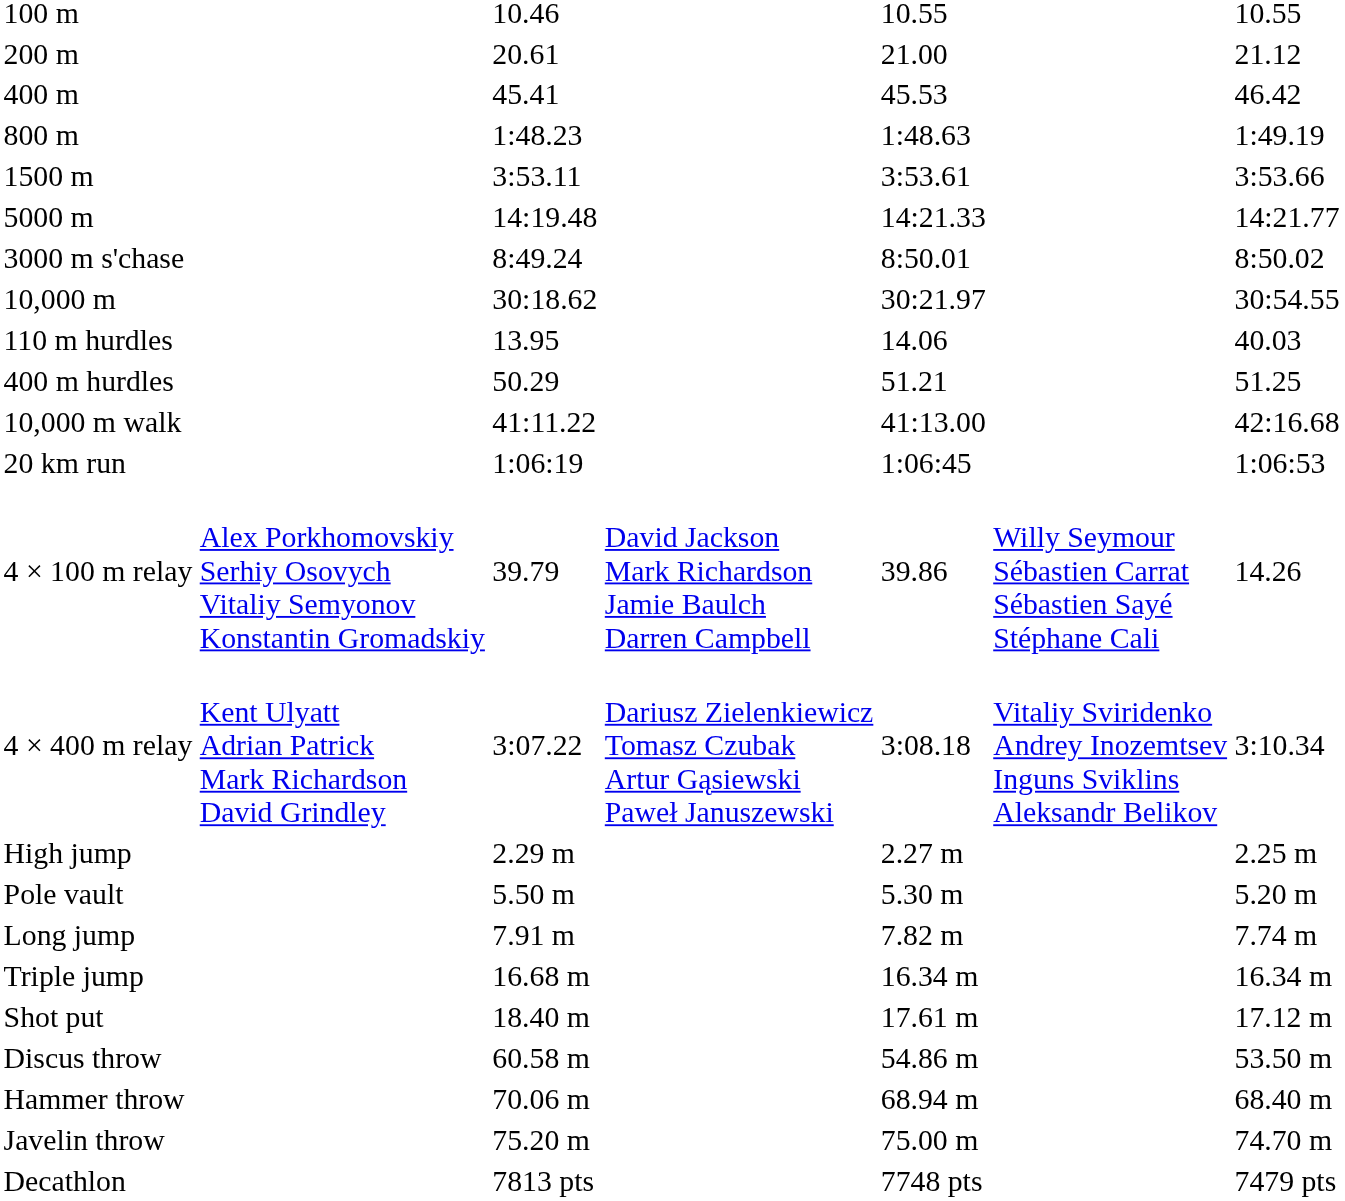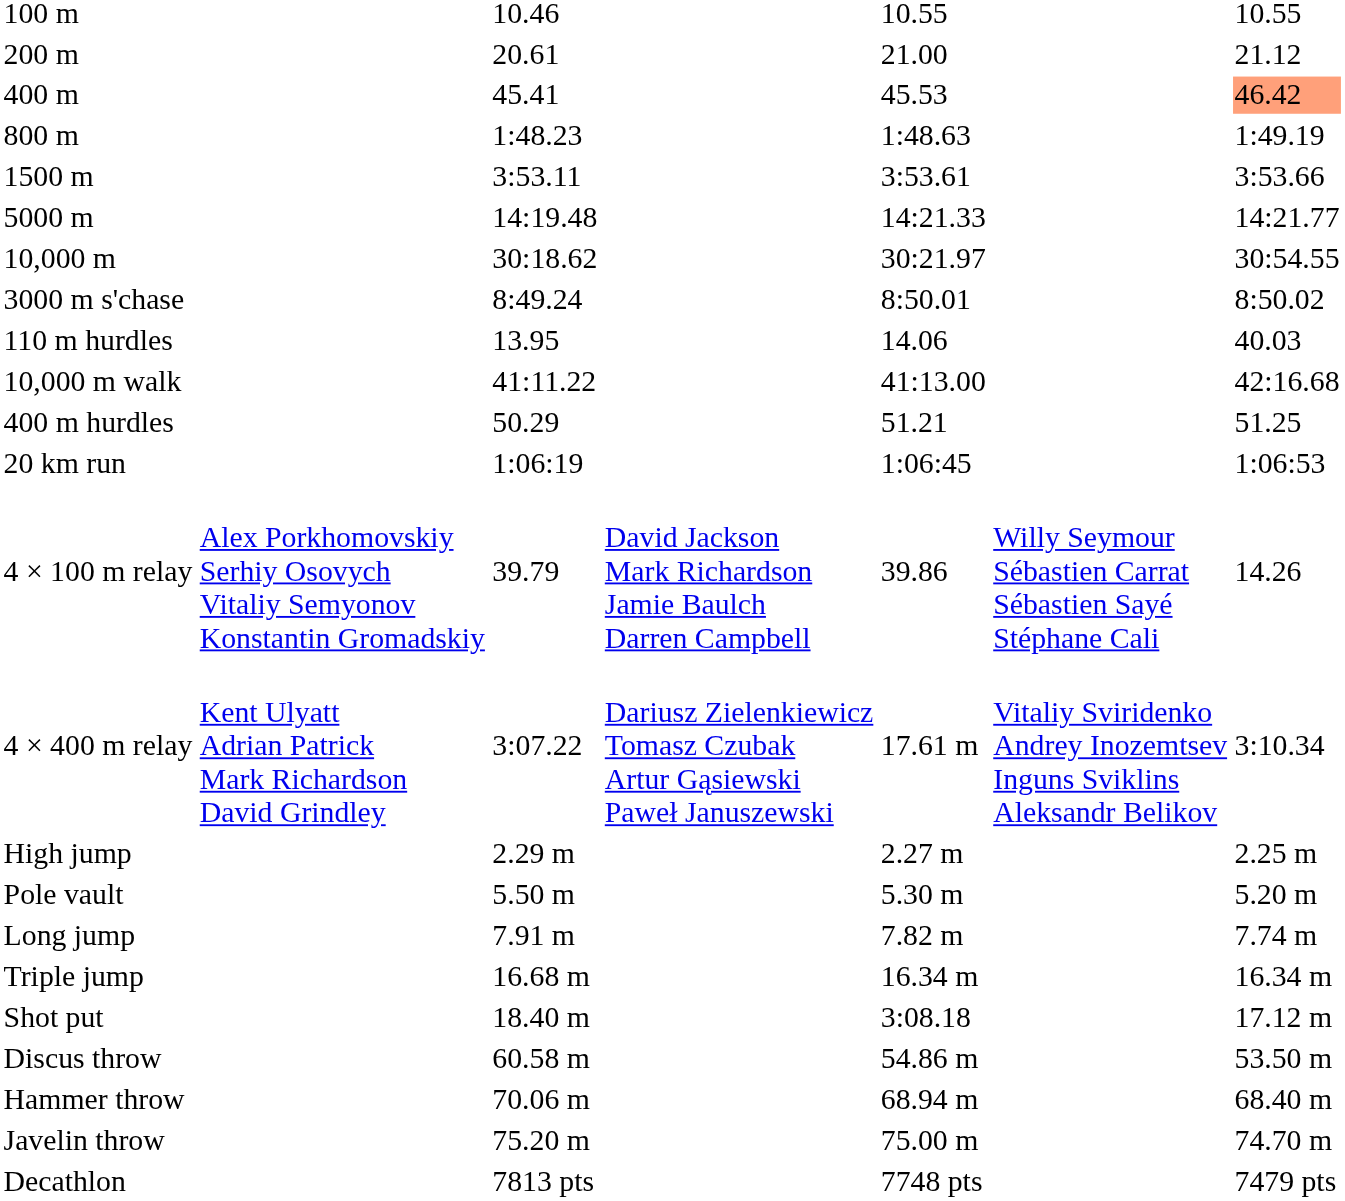(1268, 94) no background -> (1268, 94) lightsalmon background
rows swapped: (60, 299) <-> (94, 258)
rows swapped: (89, 381) <-> (92, 422)
(926, 745) 3:08.18 -> (930, 745) 17.61 m
(930, 1017) 17.61 m -> (926, 1017) 3:08.18
